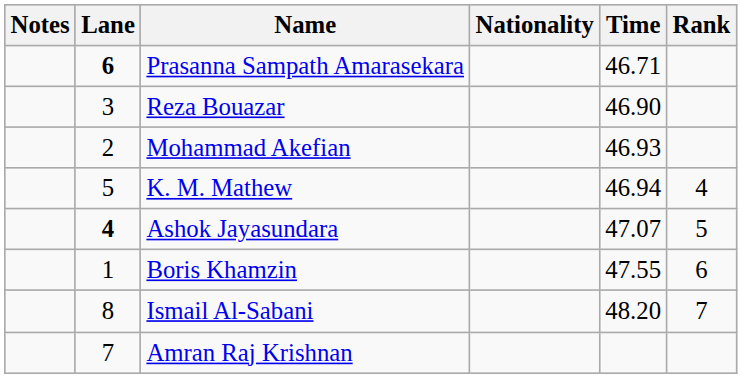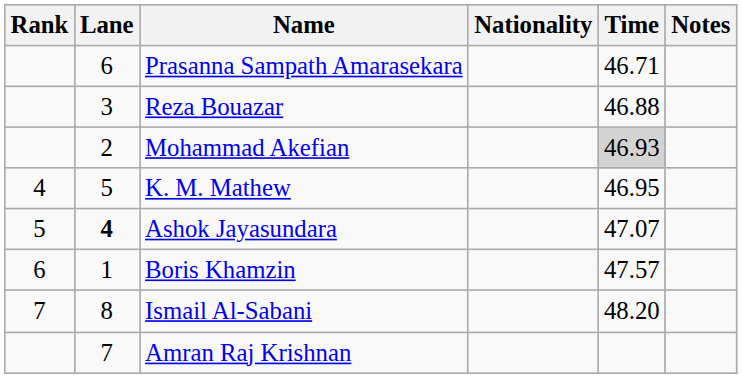columns swapped: (701, 25) <-> (40, 25)
(108, 65) bold -> (107, 65) normal
(633, 106) 46.90 -> (632, 106) 46.88
(633, 147) no background -> (632, 147) lightgrey background
(633, 188) 46.94 -> (632, 188) 46.95
(633, 270) 47.55 -> (632, 270) 47.57
